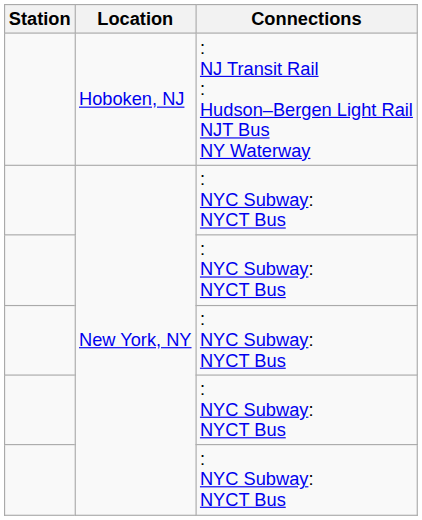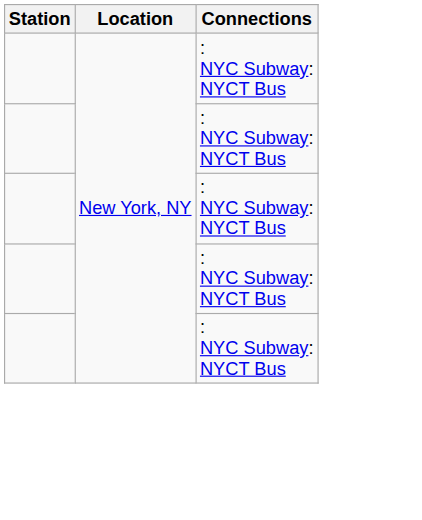- row: (132, 99)
